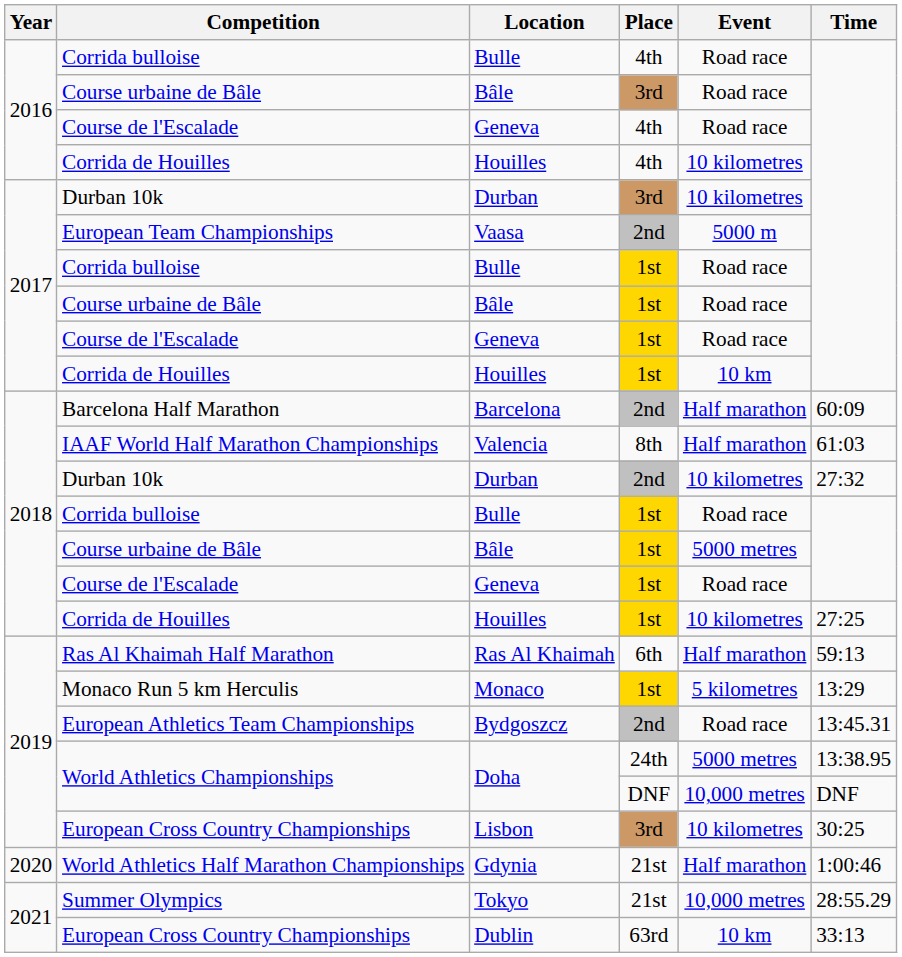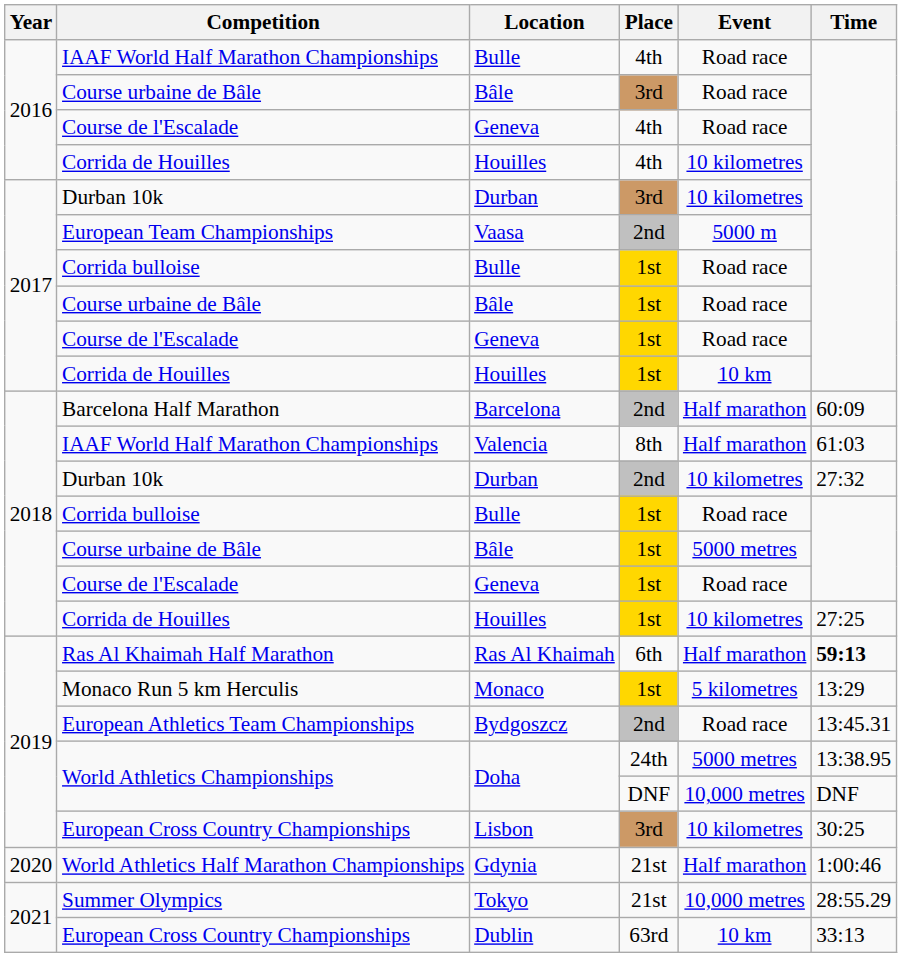(131, 57) Corrida bulloise -> (250, 57) IAAF World Half Marathon Championships
(840, 653) normal -> (841, 653) bold
